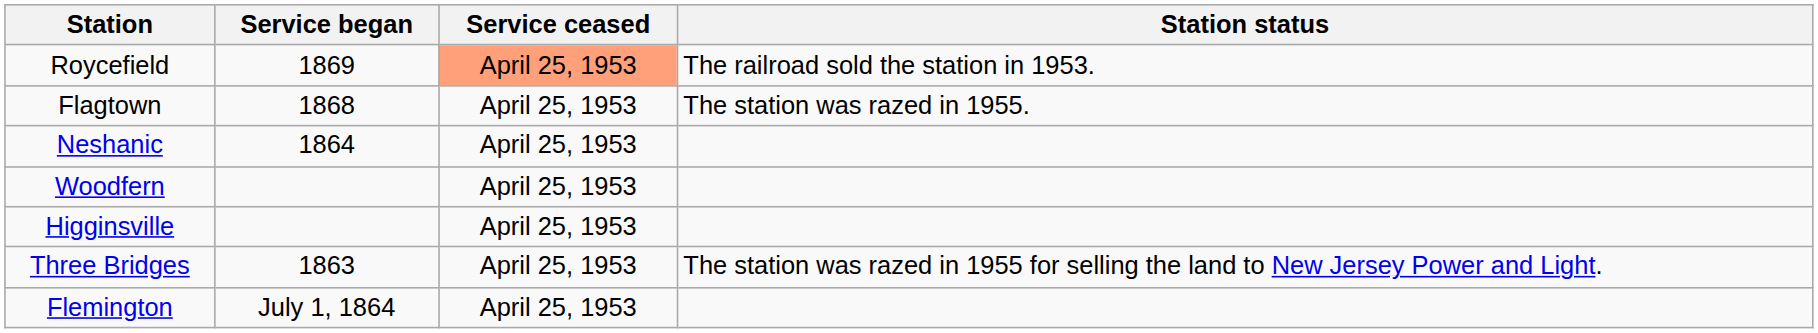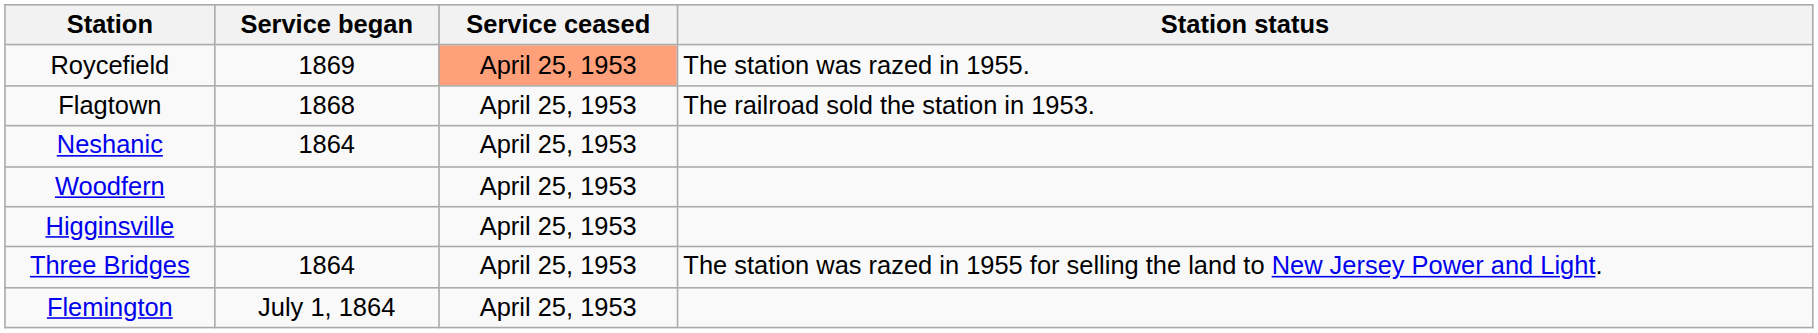(889, 65) The railroad sold the station in 1953. -> (857, 65) The station was razed in 1955.
(857, 105) The station was razed in 1955. -> (889, 105) The railroad sold the station in 1953.
(327, 266) 1863 -> (327, 266) 1864
